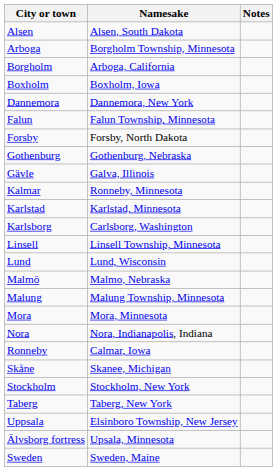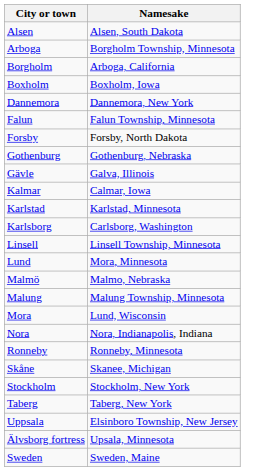- column: (256, 13)
(136, 191) Ronneby, Minnesota -> (120, 191) Calmar, Iowa
(128, 262) Lund, Wisconsin -> (129, 262) Mora, Minnesota
(129, 315) Mora, Minnesota -> (128, 315) Lund, Wisconsin
(120, 350) Calmar, Iowa -> (136, 350) Ronneby, Minnesota
